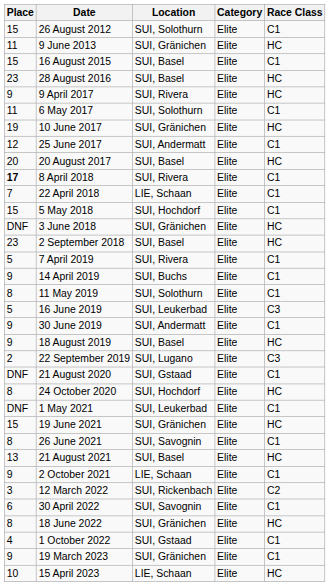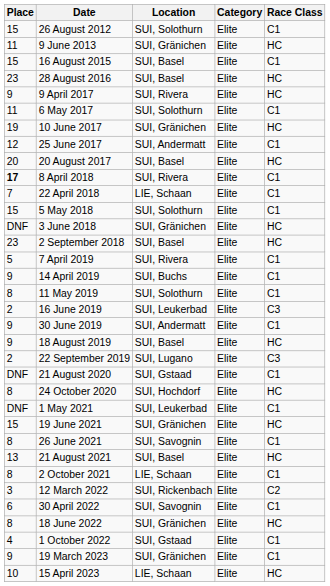(168, 210) SUI, Hochdorf -> (169, 210) SUI, Solothurn
(10, 309) 5 -> (10, 309) 2
(10, 474) 9 -> (10, 474) 8
